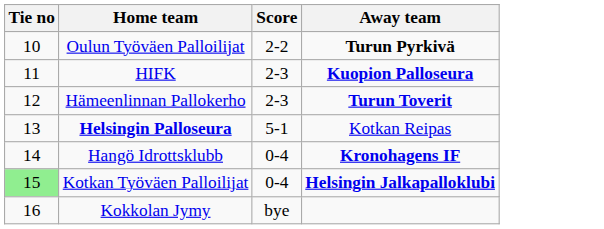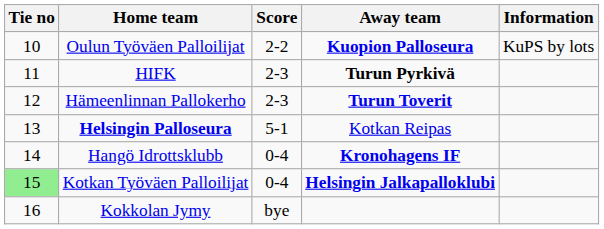+ column: (549, 18)
(400, 45) Turun Pyrkivä -> (400, 45) Kuopion Palloseura
(400, 73) Kuopion Palloseura -> (400, 73) Turun Pyrkivä
